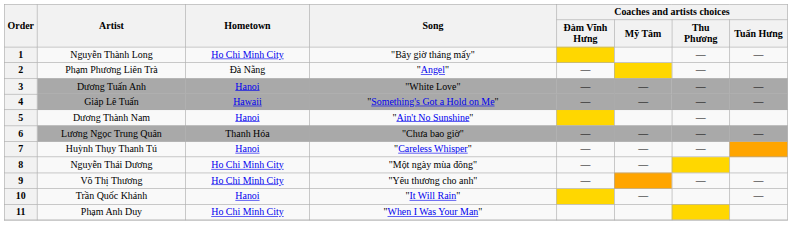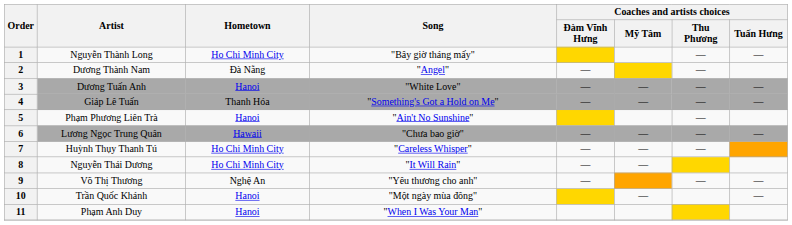(111, 70) Phạm Phương Liên Trà -> (111, 70) Dương Thành Nam
(247, 102) Hawaii -> (247, 102) Thanh Hóa
(111, 117) Dương Thành Nam -> (111, 117) Phạm Phương Liên Trà
(247, 133) Thanh Hóa -> (247, 133) Hawaii
(247, 149) Hanoi -> (247, 149) Ho Chi Minh City
(433, 165) "Một ngày mùa đông" -> (433, 165) "It Will Rain"
(247, 180) Ho Chi Minh City -> (247, 180) Nghệ An
(433, 196) "It Will Rain" -> (433, 196) "Một ngày mùa đông"
(247, 212) Ho Chi Minh City -> (247, 212) Hanoi
